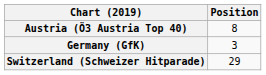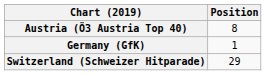(235, 45) 3 -> (235, 45) 1
